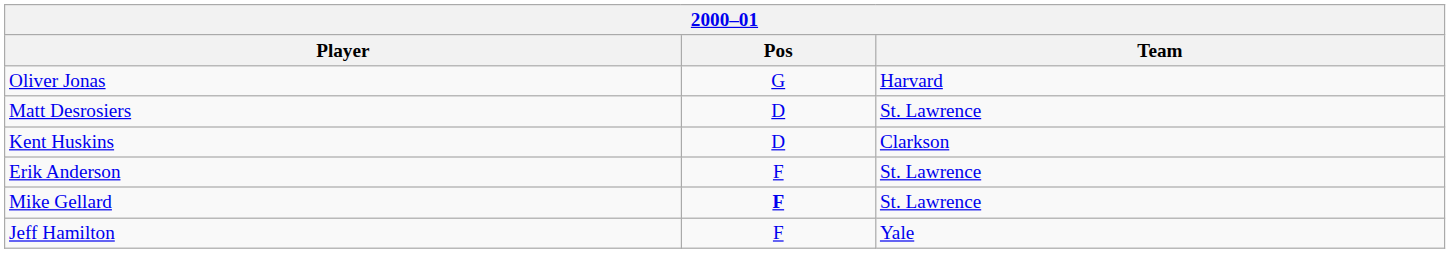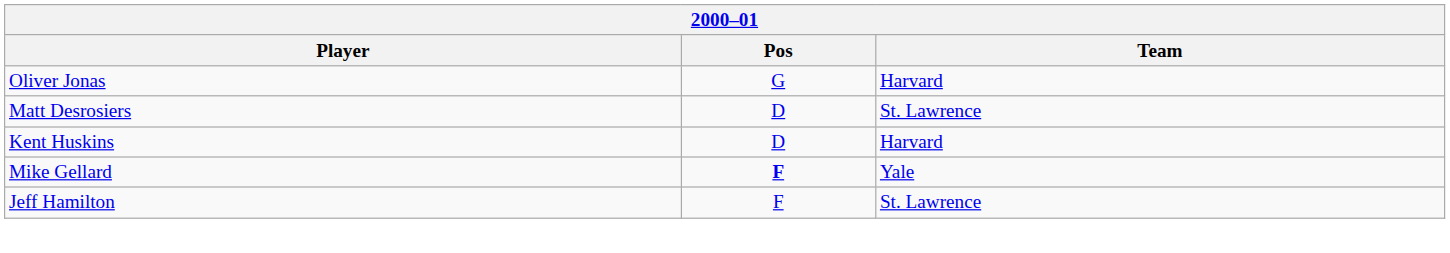(915, 141) Clarkson -> (911, 141) Harvard
- row: (65, 171)
(931, 202) St. Lawrence -> (897, 171) Yale
(897, 232) Yale -> (931, 202) St. Lawrence
